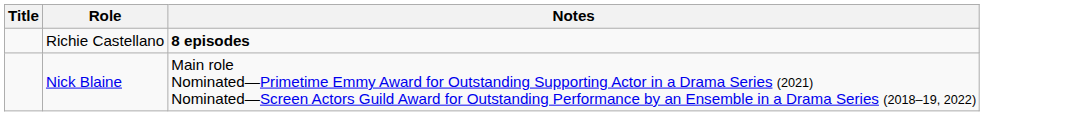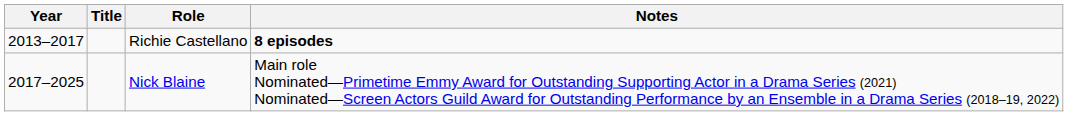+ column: (46, 16)
